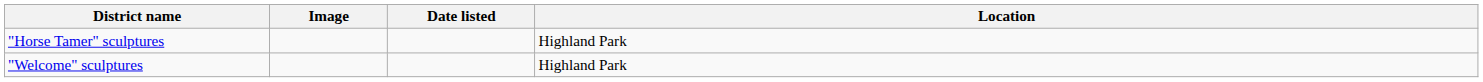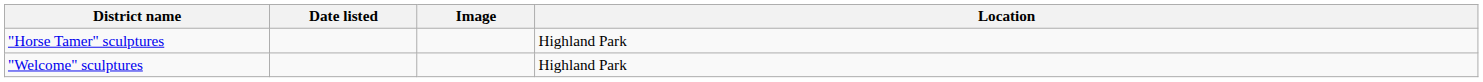columns swapped: (329, 16) <-> (461, 16)
